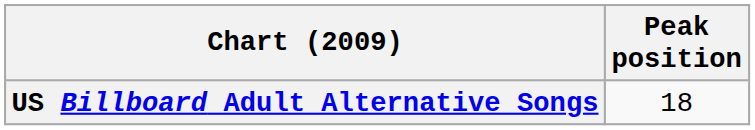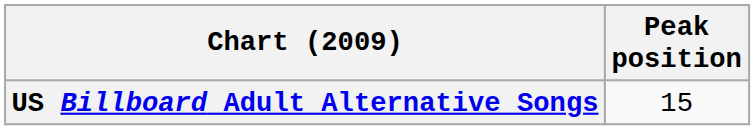(677, 103) 18 -> (677, 103) 15
